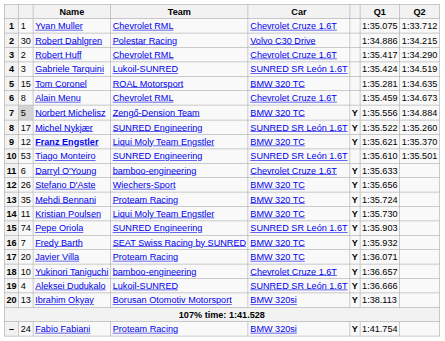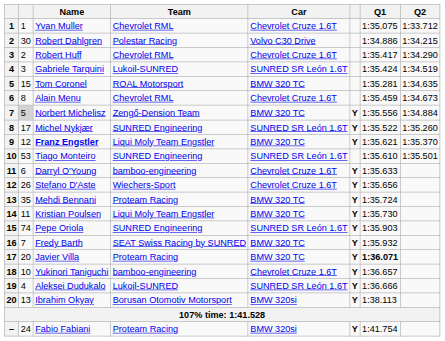(278, 185) BMW 320 TC -> (294, 185) Chevrolet Cruze 1.6T
(380, 257) normal -> (380, 257) bold
